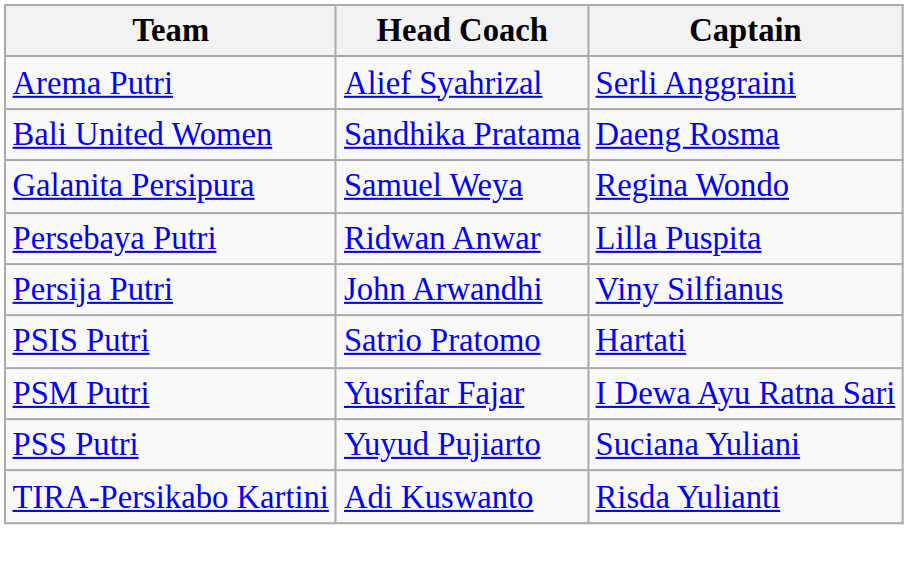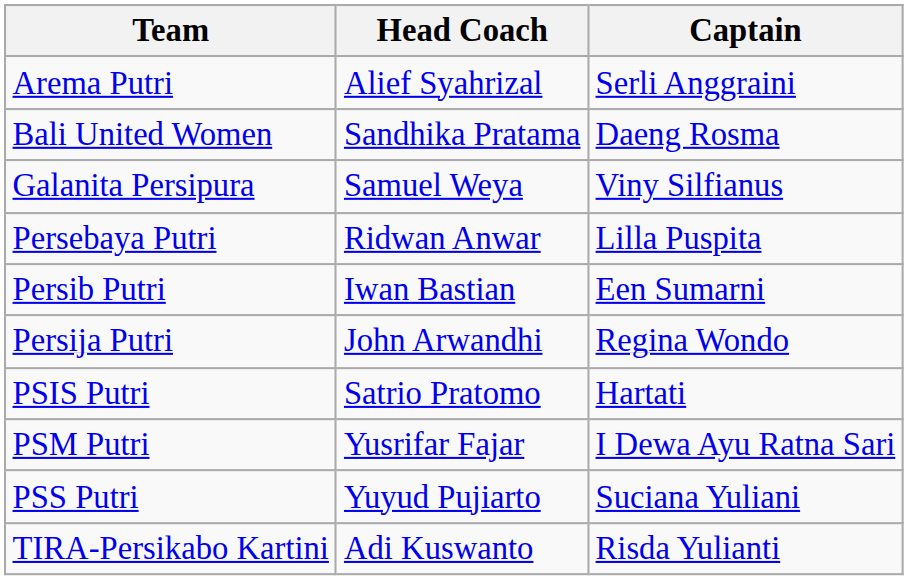(692, 185) Regina Wondo -> (689, 185) Viny Silfianus
+ row: (89, 289)
(689, 289) Viny Silfianus -> (692, 340) Regina Wondo
